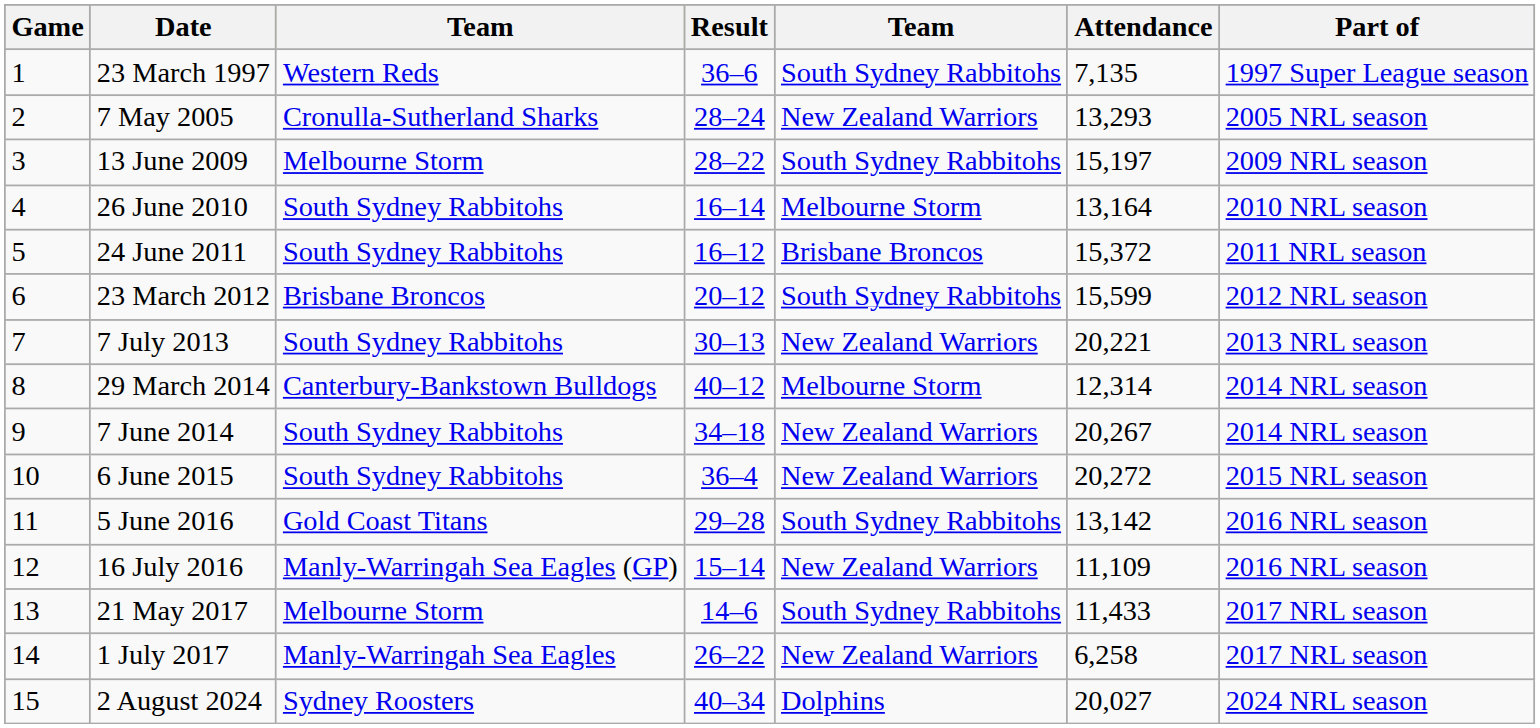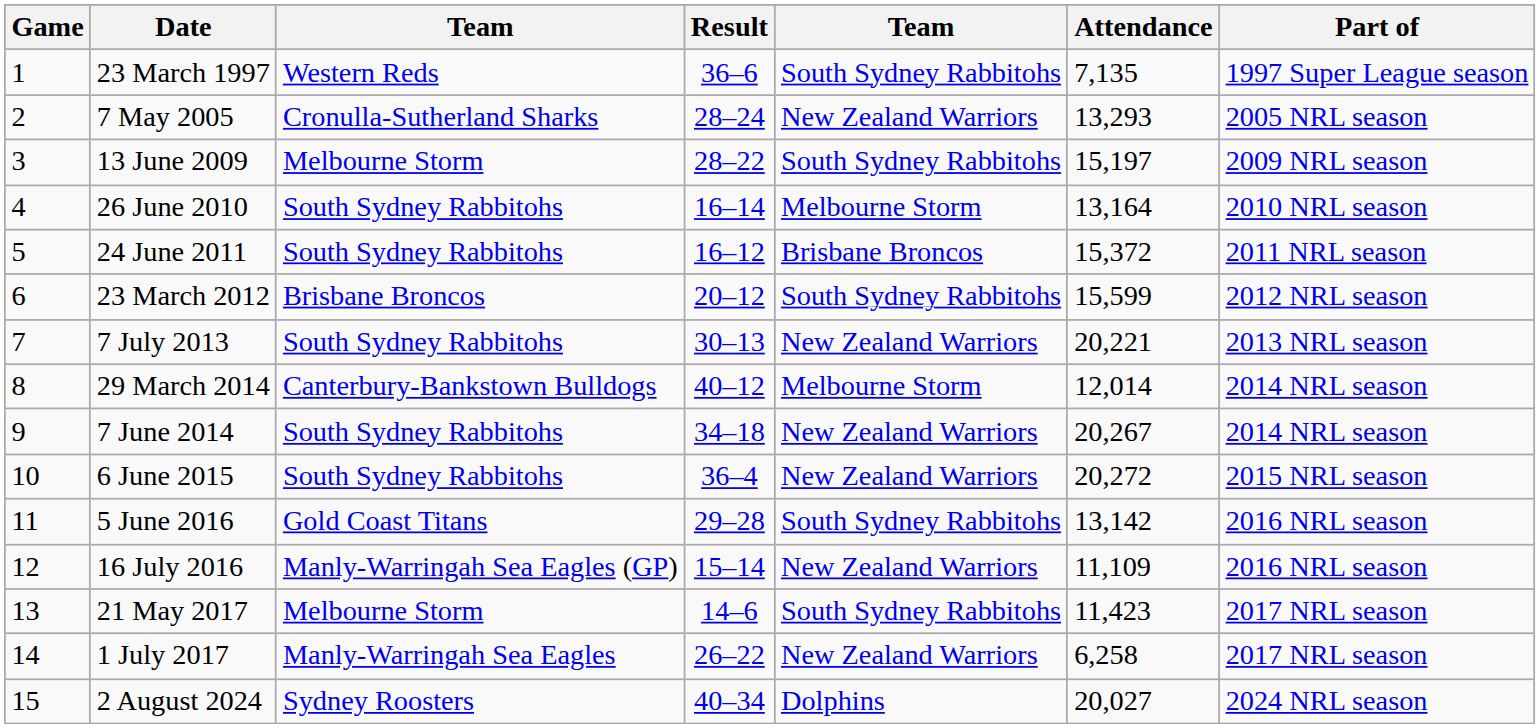(1113, 386) 12,314 -> (1113, 386) 12,014
(1113, 610) 11,433 -> (1113, 610) 11,423
